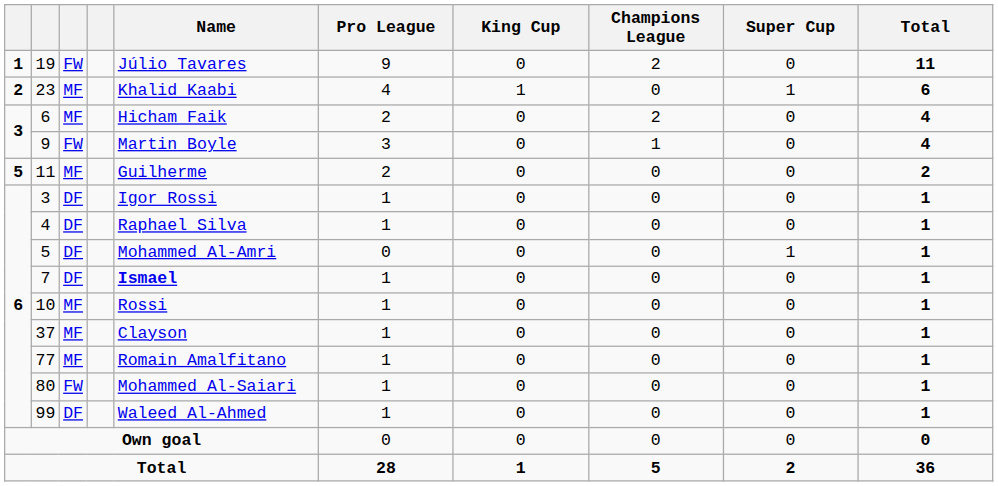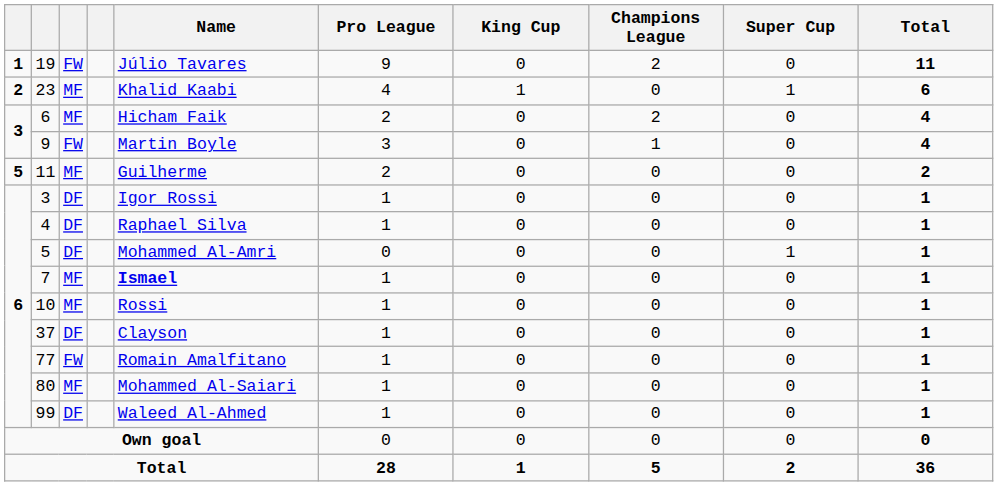(73, 279) DF -> (73, 279) MF
(73, 333) MF -> (73, 333) DF
(73, 360) MF -> (73, 360) FW
(73, 387) FW -> (73, 387) MF
